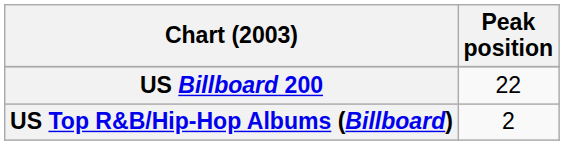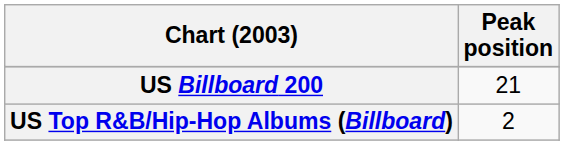(508, 85) 22 -> (508, 85) 21
